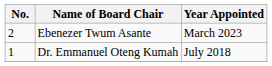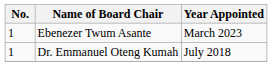(11, 33) 2 -> (11, 33) 1
